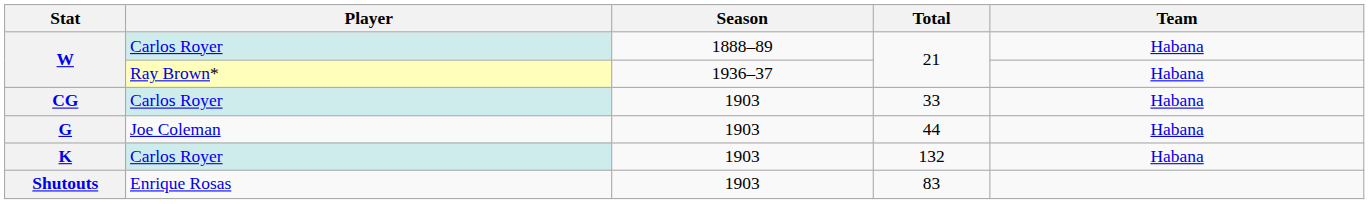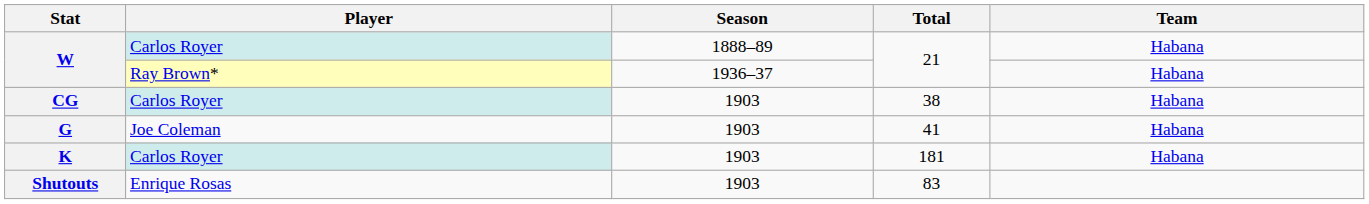(932, 101) 33 -> (932, 101) 38
(932, 128) 44 -> (932, 128) 41
(932, 156) 132 -> (932, 156) 181
